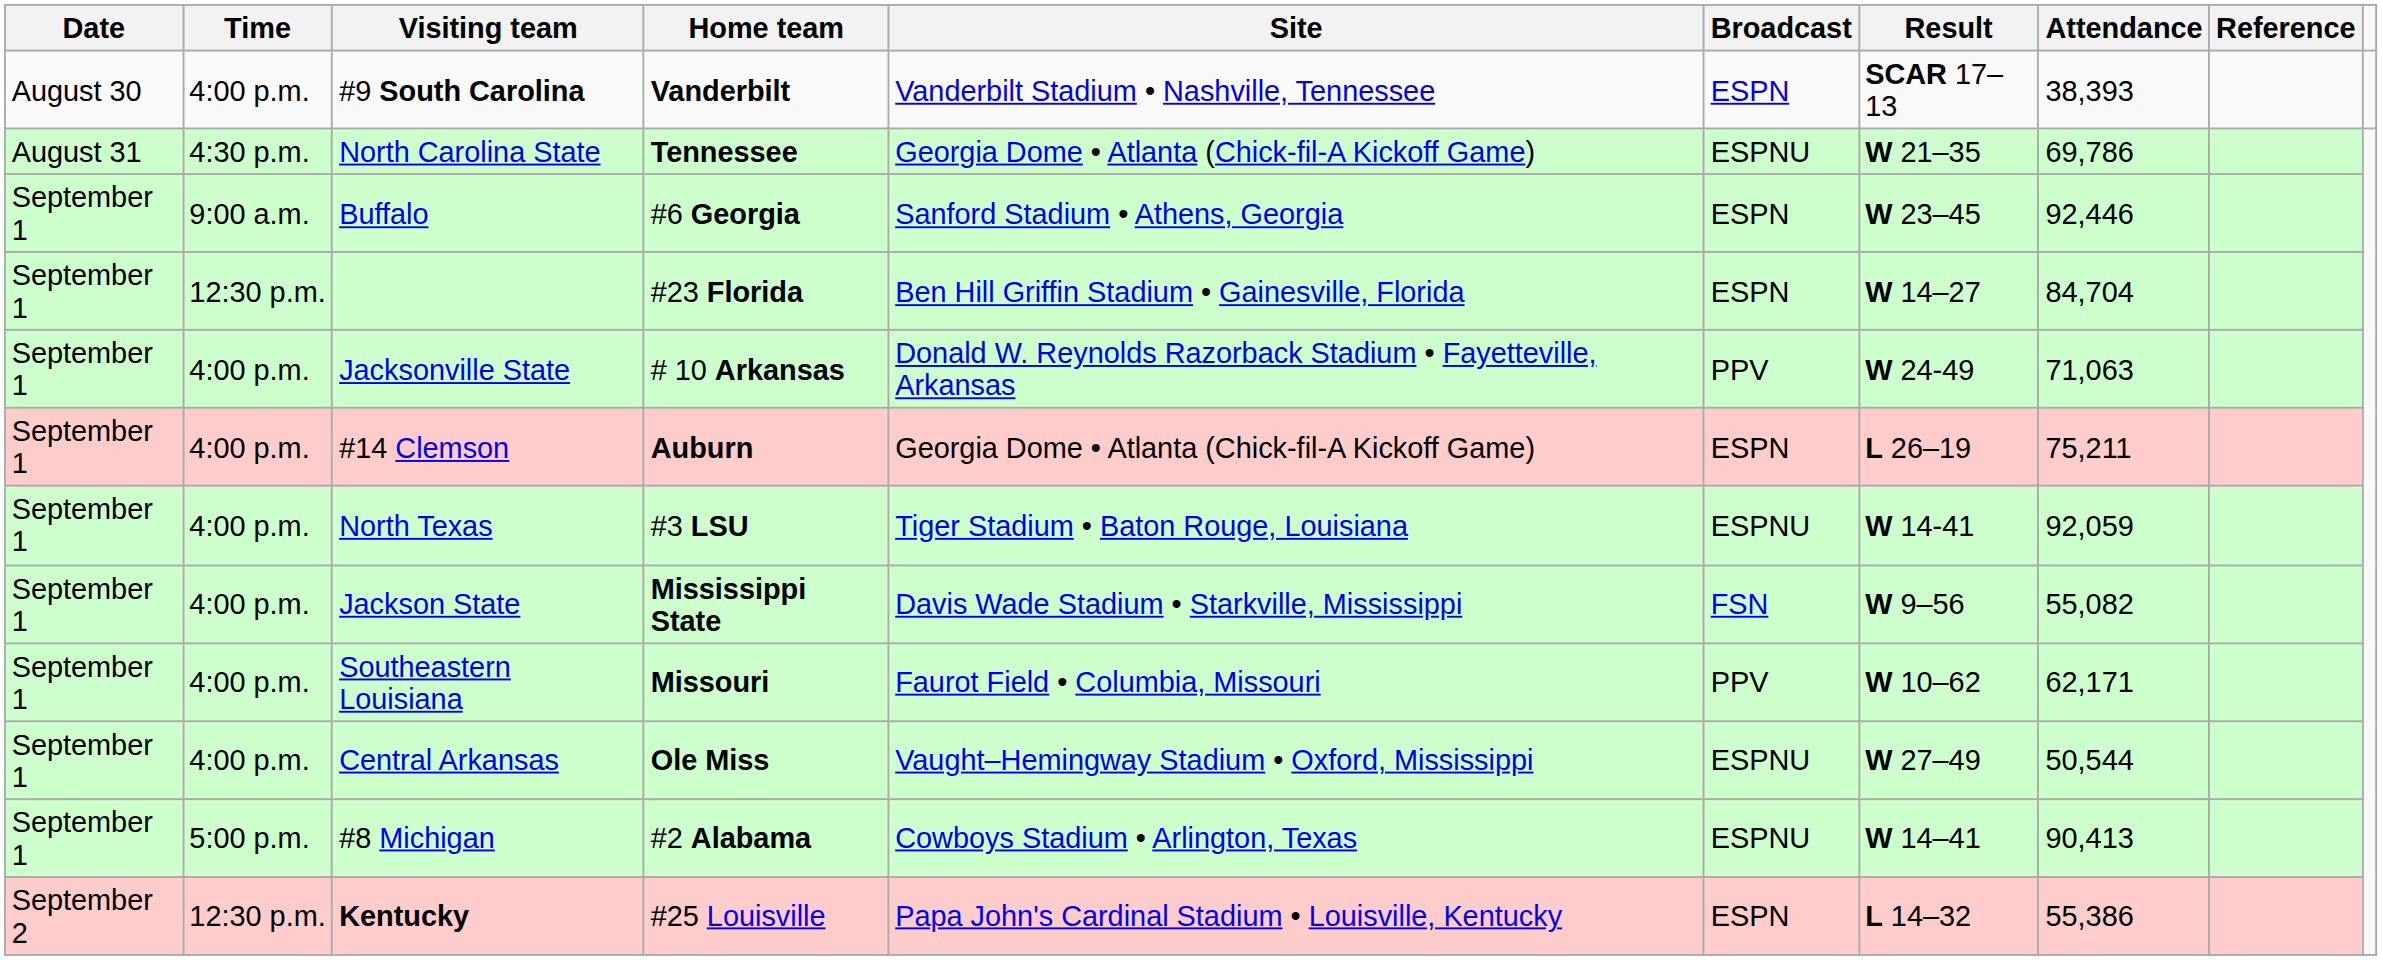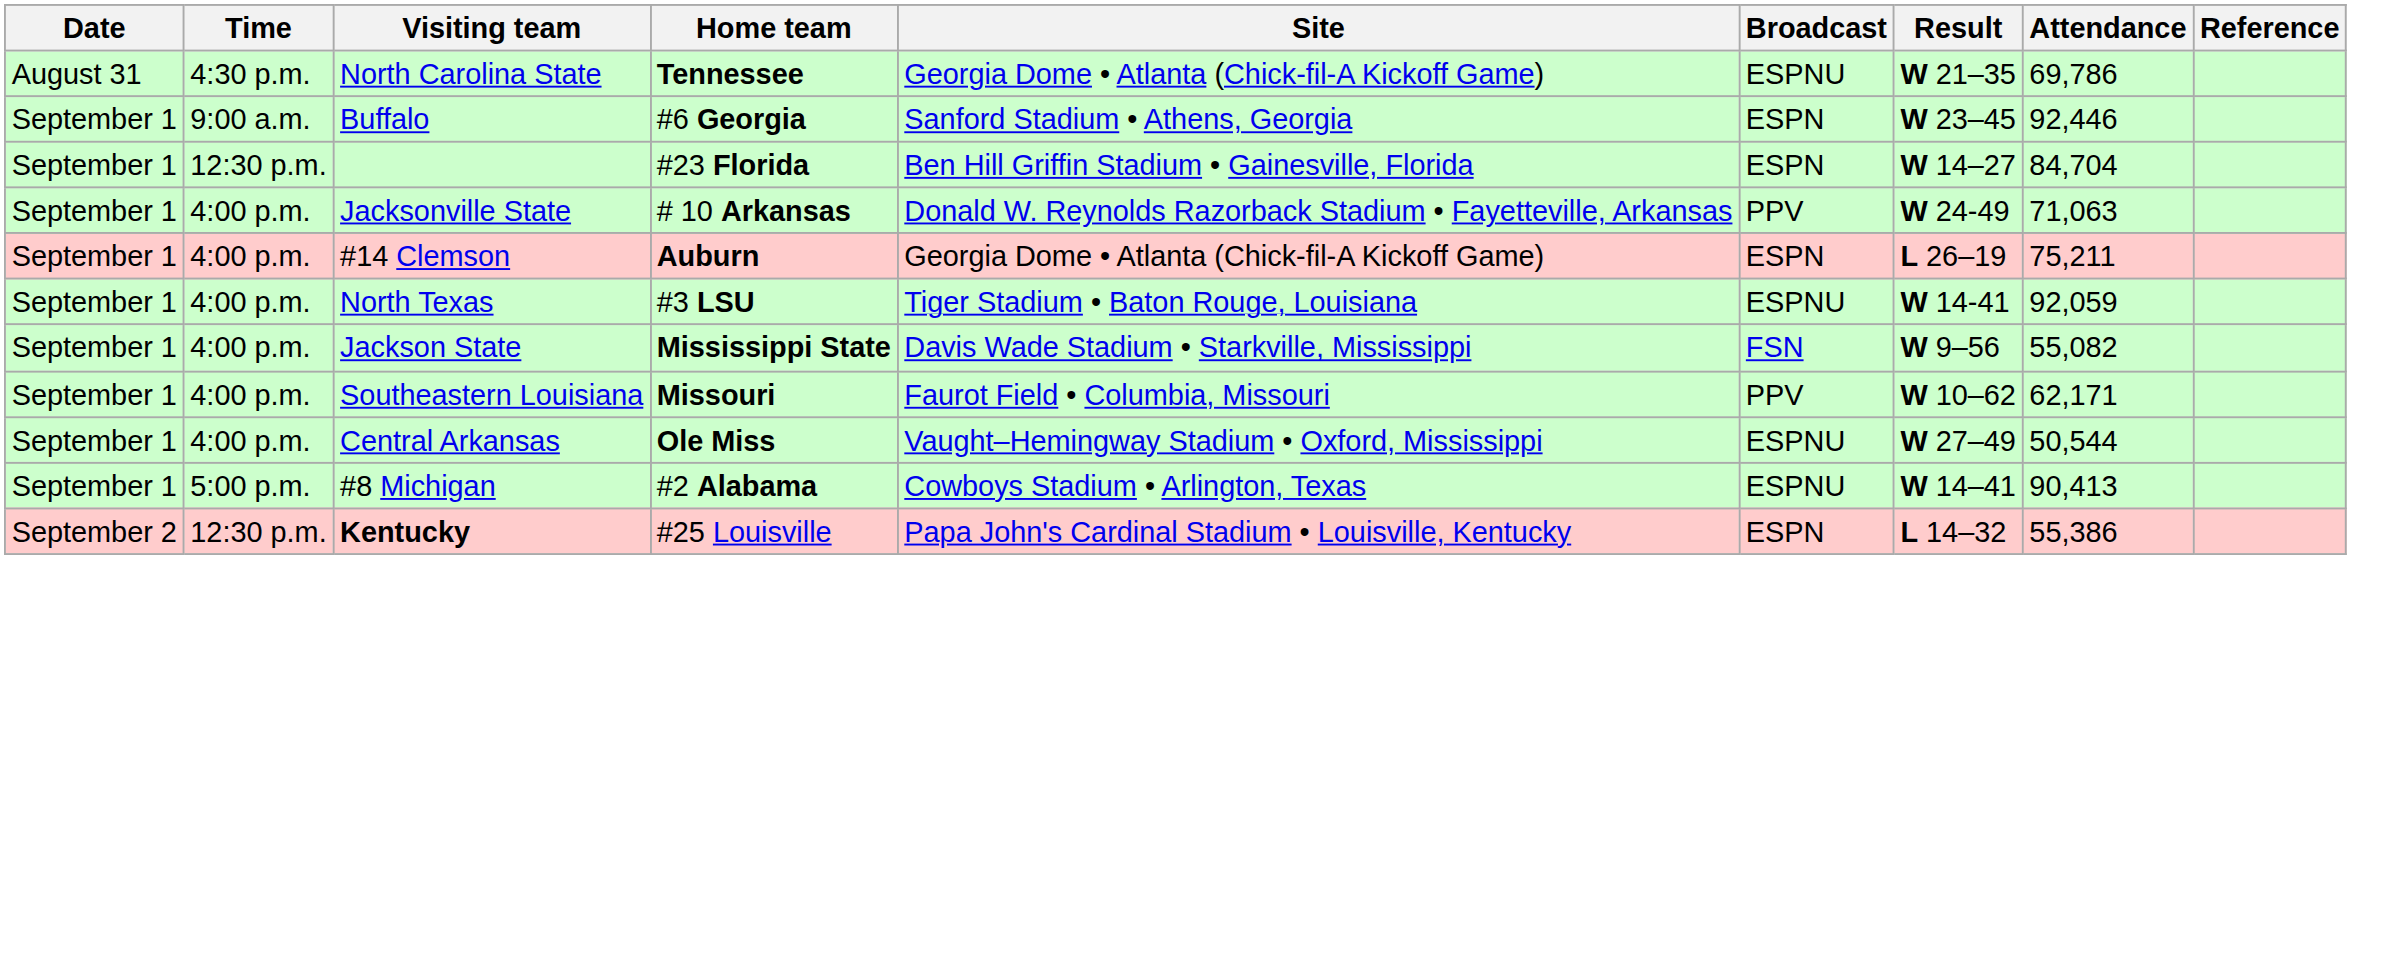- row: (462, 90)
